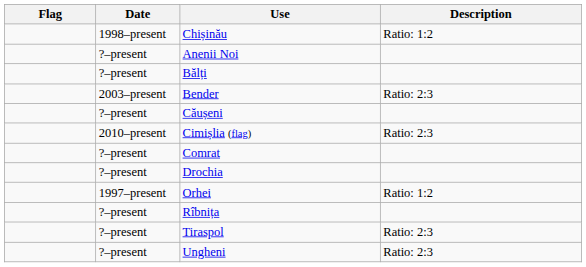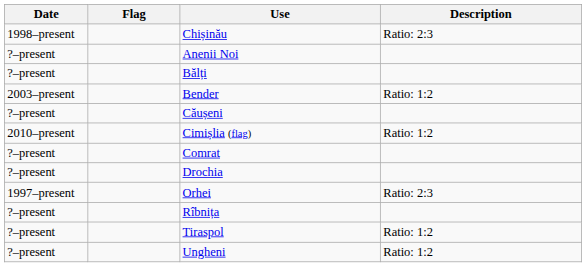columns swapped: (50, 14) <-> (138, 14)
(408, 34) Ratio: 1:2 -> (408, 34) Ratio: 2:3
(408, 93) Ratio: 2:3 -> (408, 93) Ratio: 1:2
(408, 133) Ratio: 2:3 -> (408, 133) Ratio: 1:2
(408, 192) Ratio: 1:2 -> (408, 192) Ratio: 2:3
(408, 232) Ratio: 2:3 -> (408, 232) Ratio: 1:2
(408, 251) Ratio: 2:3 -> (408, 251) Ratio: 1:2
